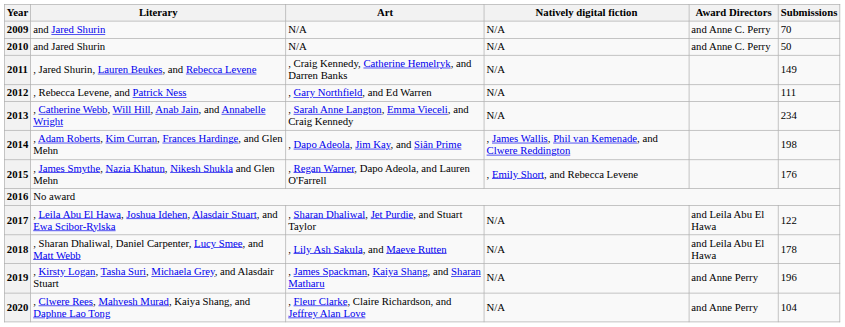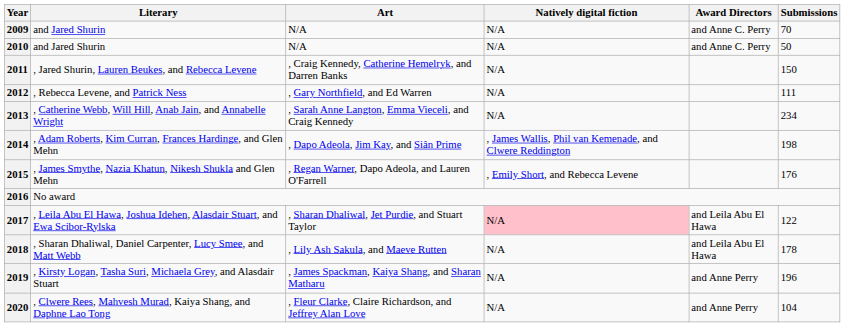(789, 70) 149 -> (789, 70) 150
(496, 220) no background -> (496, 220) pink background
